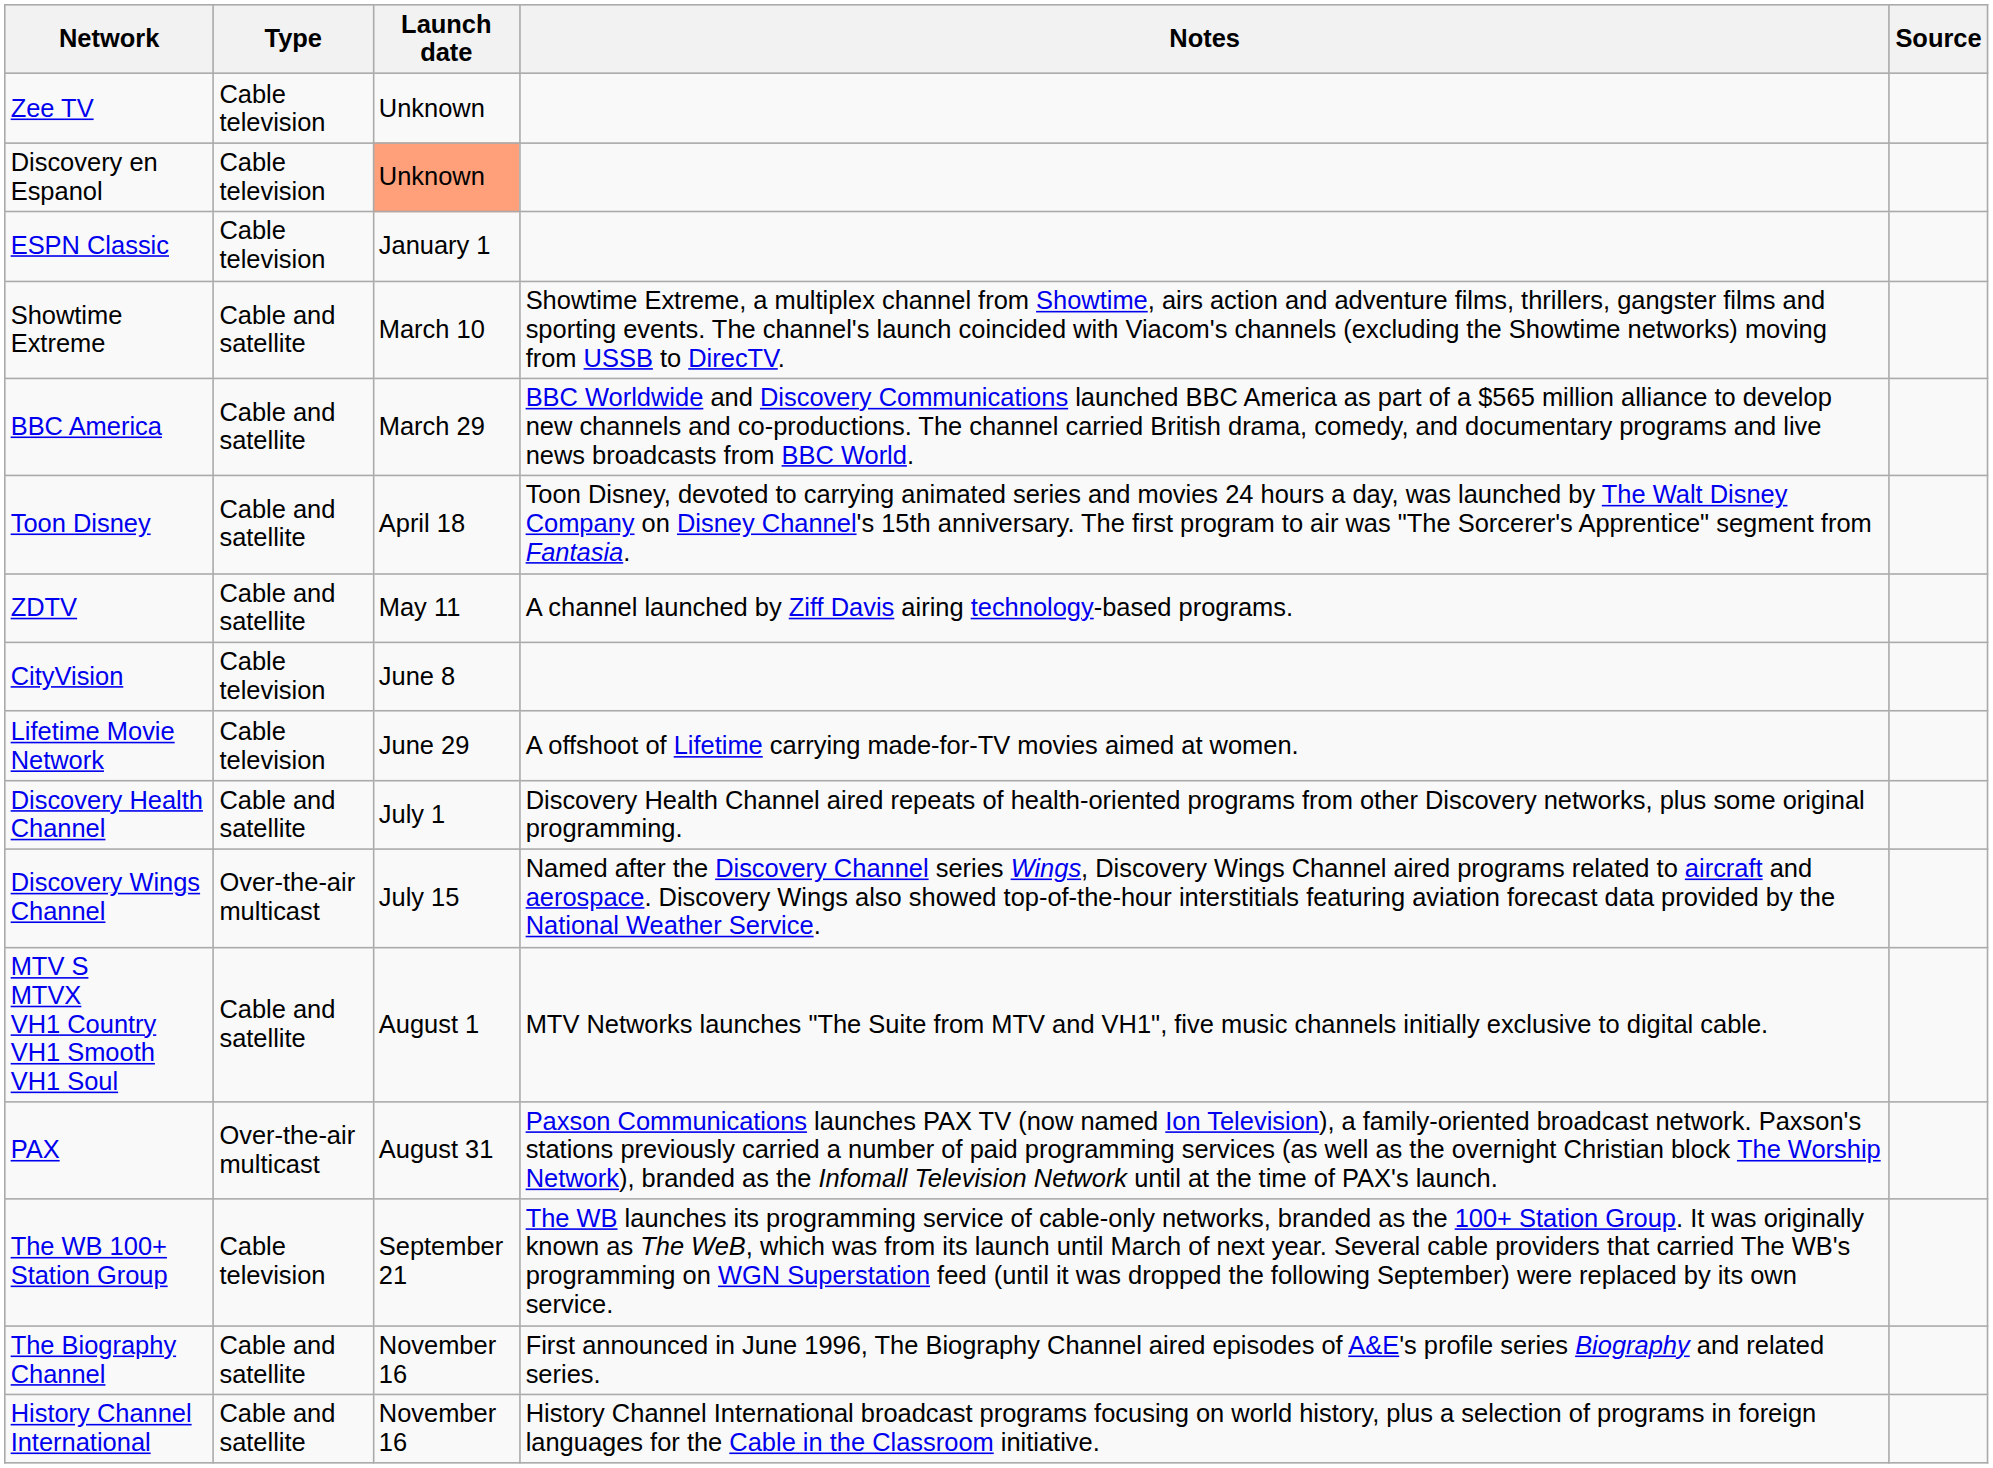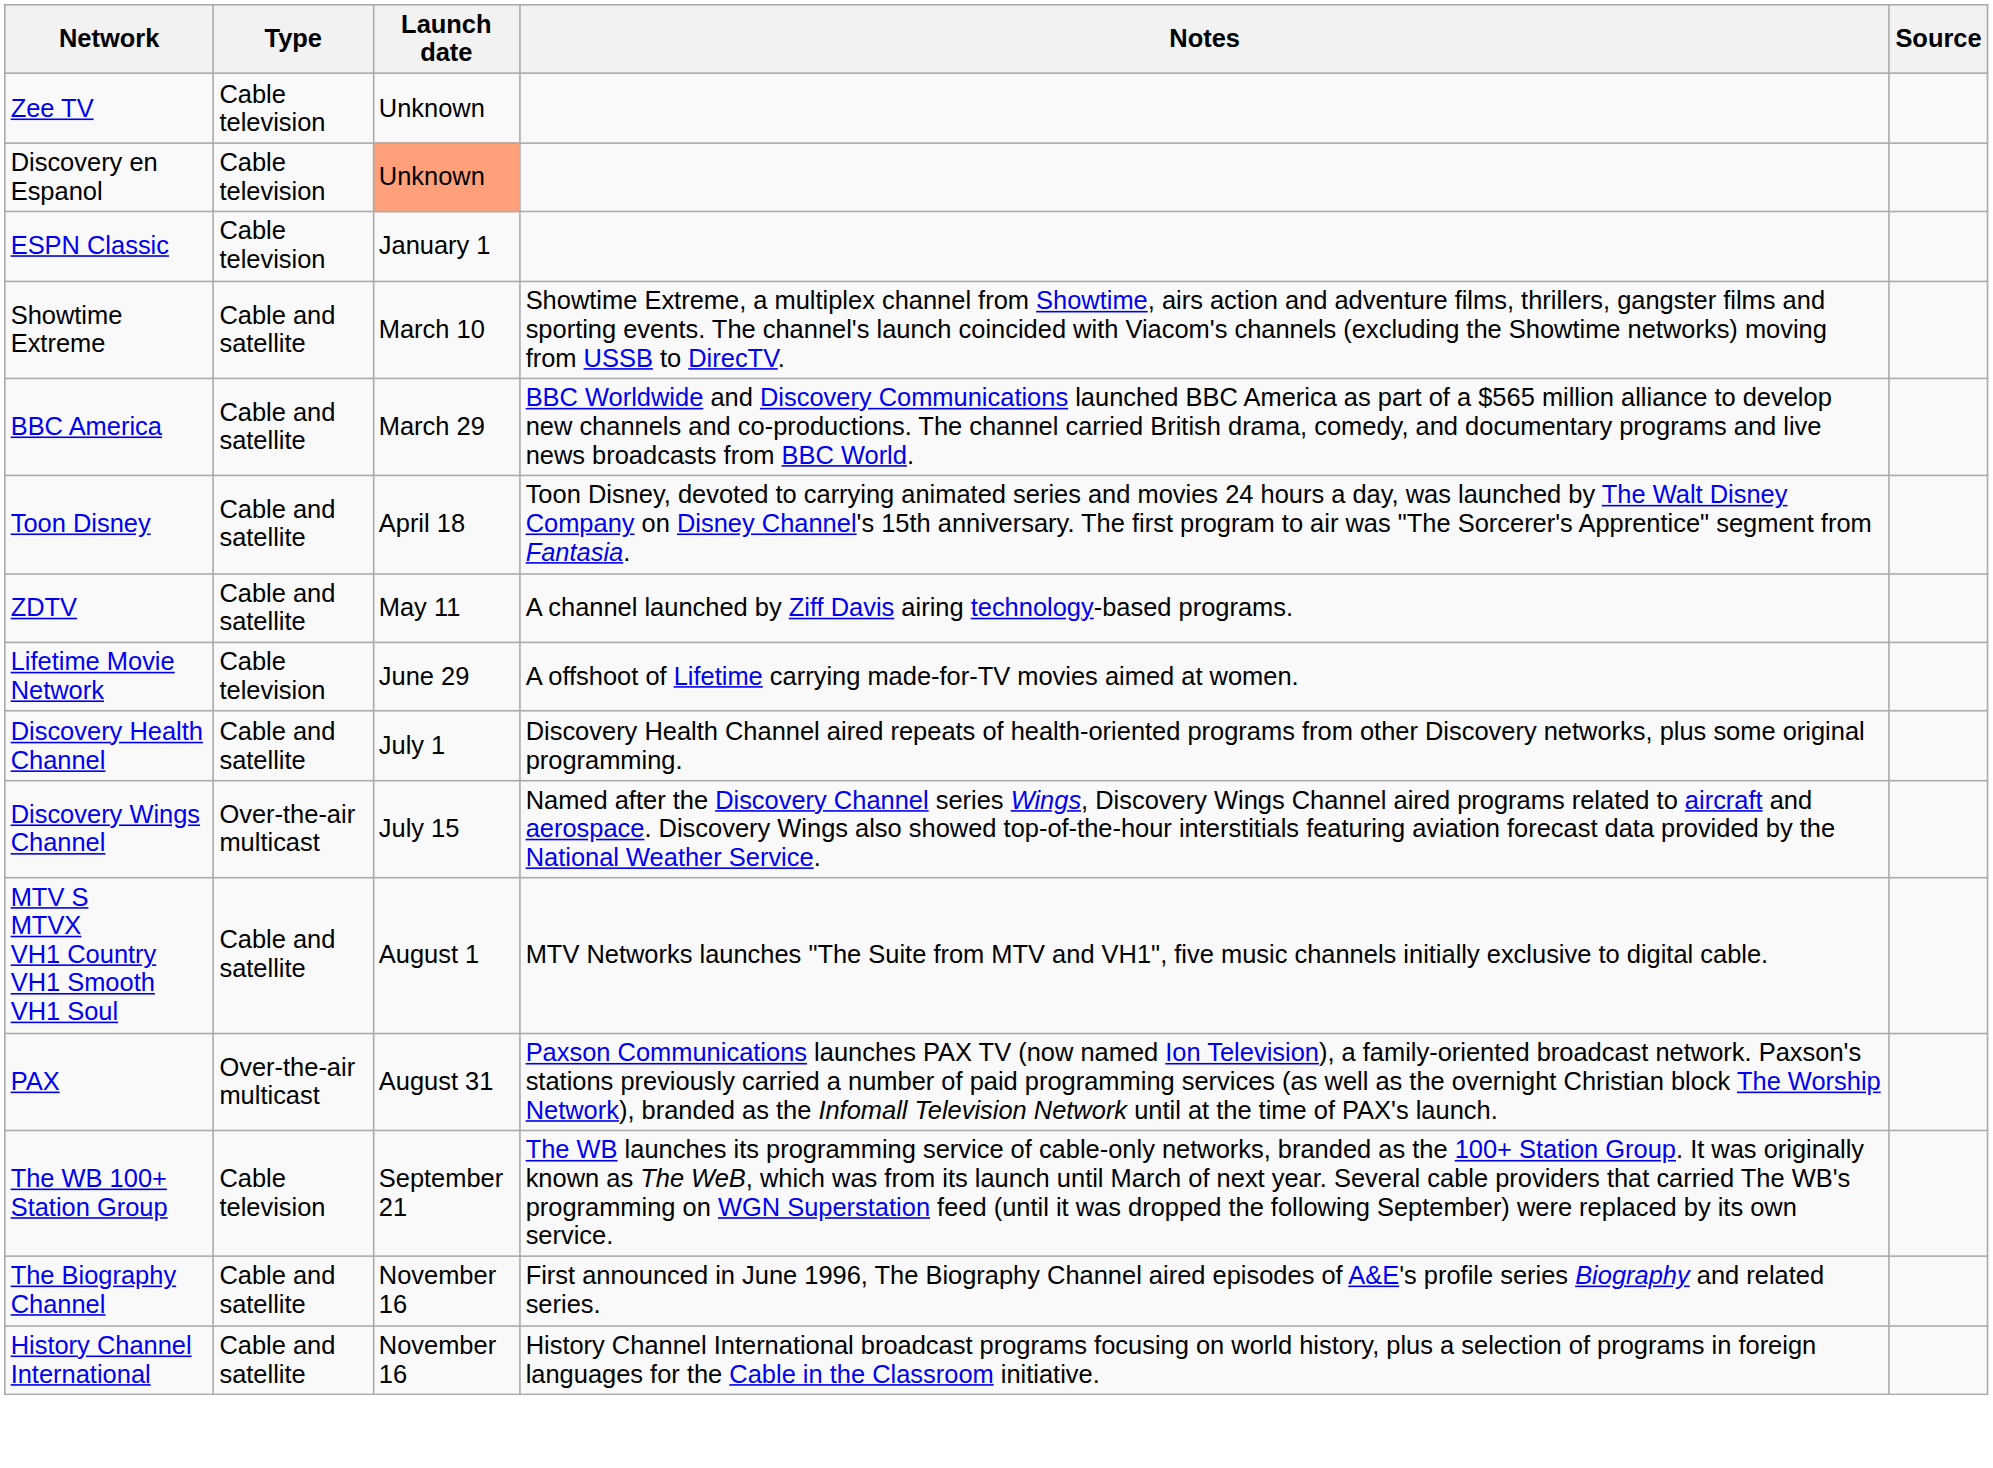- row: (67, 676)
